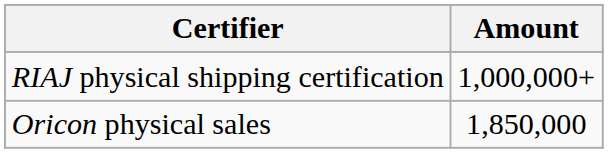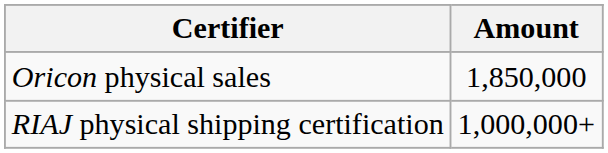rows swapped: (141, 123) <-> (228, 76)
